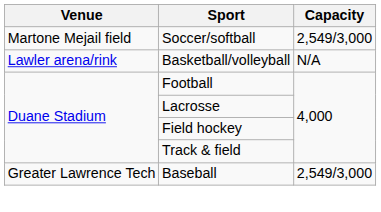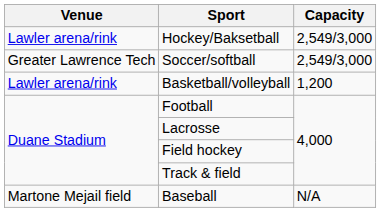+ row: (221, 38)
(69, 38) Martone Mejail field -> (82, 60) Greater Lawrence Tech
(309, 60) N/A -> (315, 83) 1,200
(82, 173) Greater Lawrence Tech -> (69, 196) Martone Mejail field
(334, 173) 2,549/3,000 -> (309, 196) N/A
